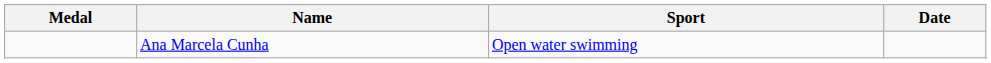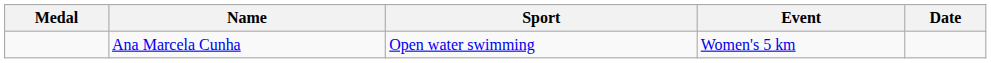+ column: (801, 18)
